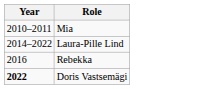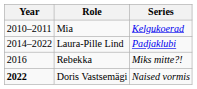+ column: (161, 12)
